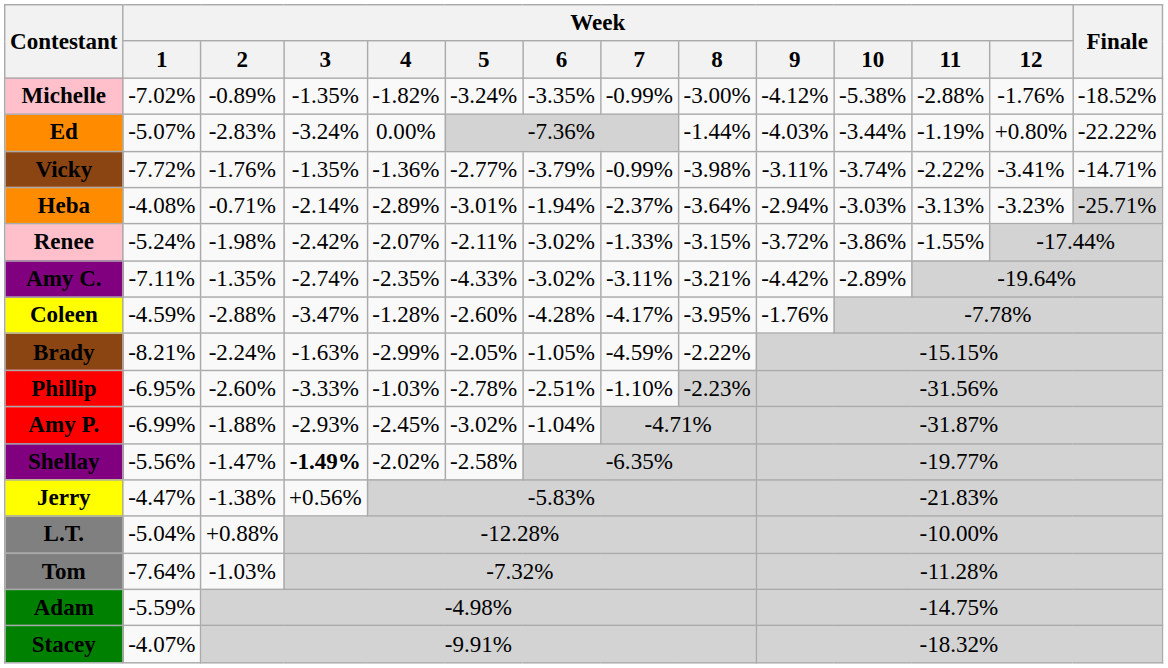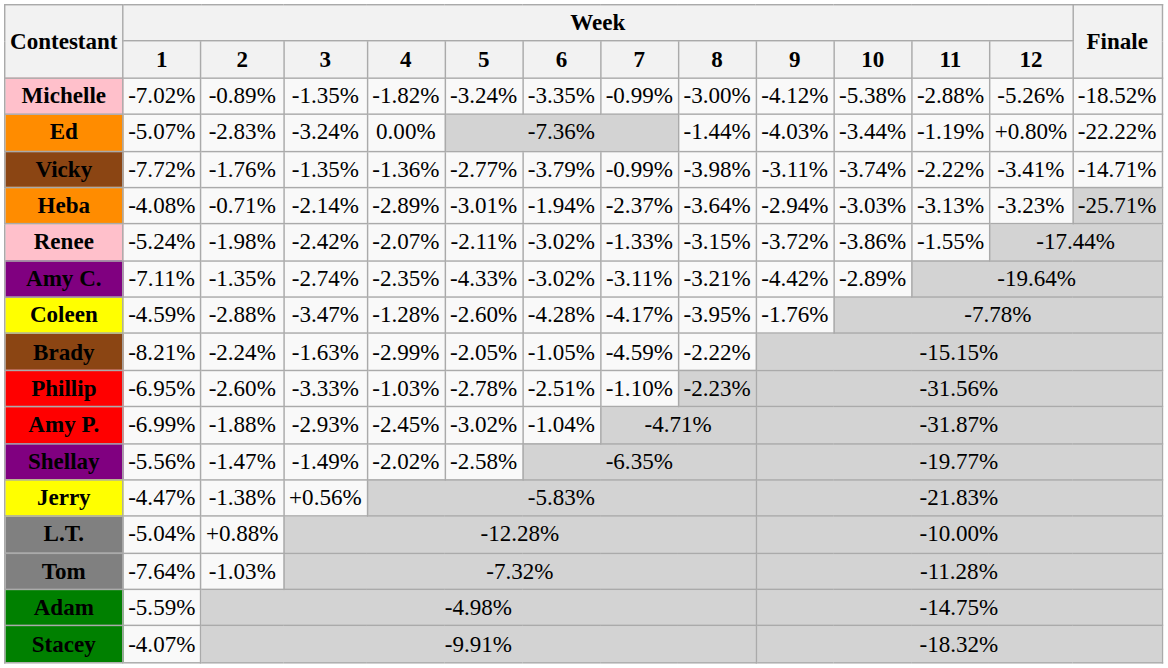(1031, 95) -1.76% -> (1031, 95) -5.26%
(325, 461) bold -> (325, 461) normal
